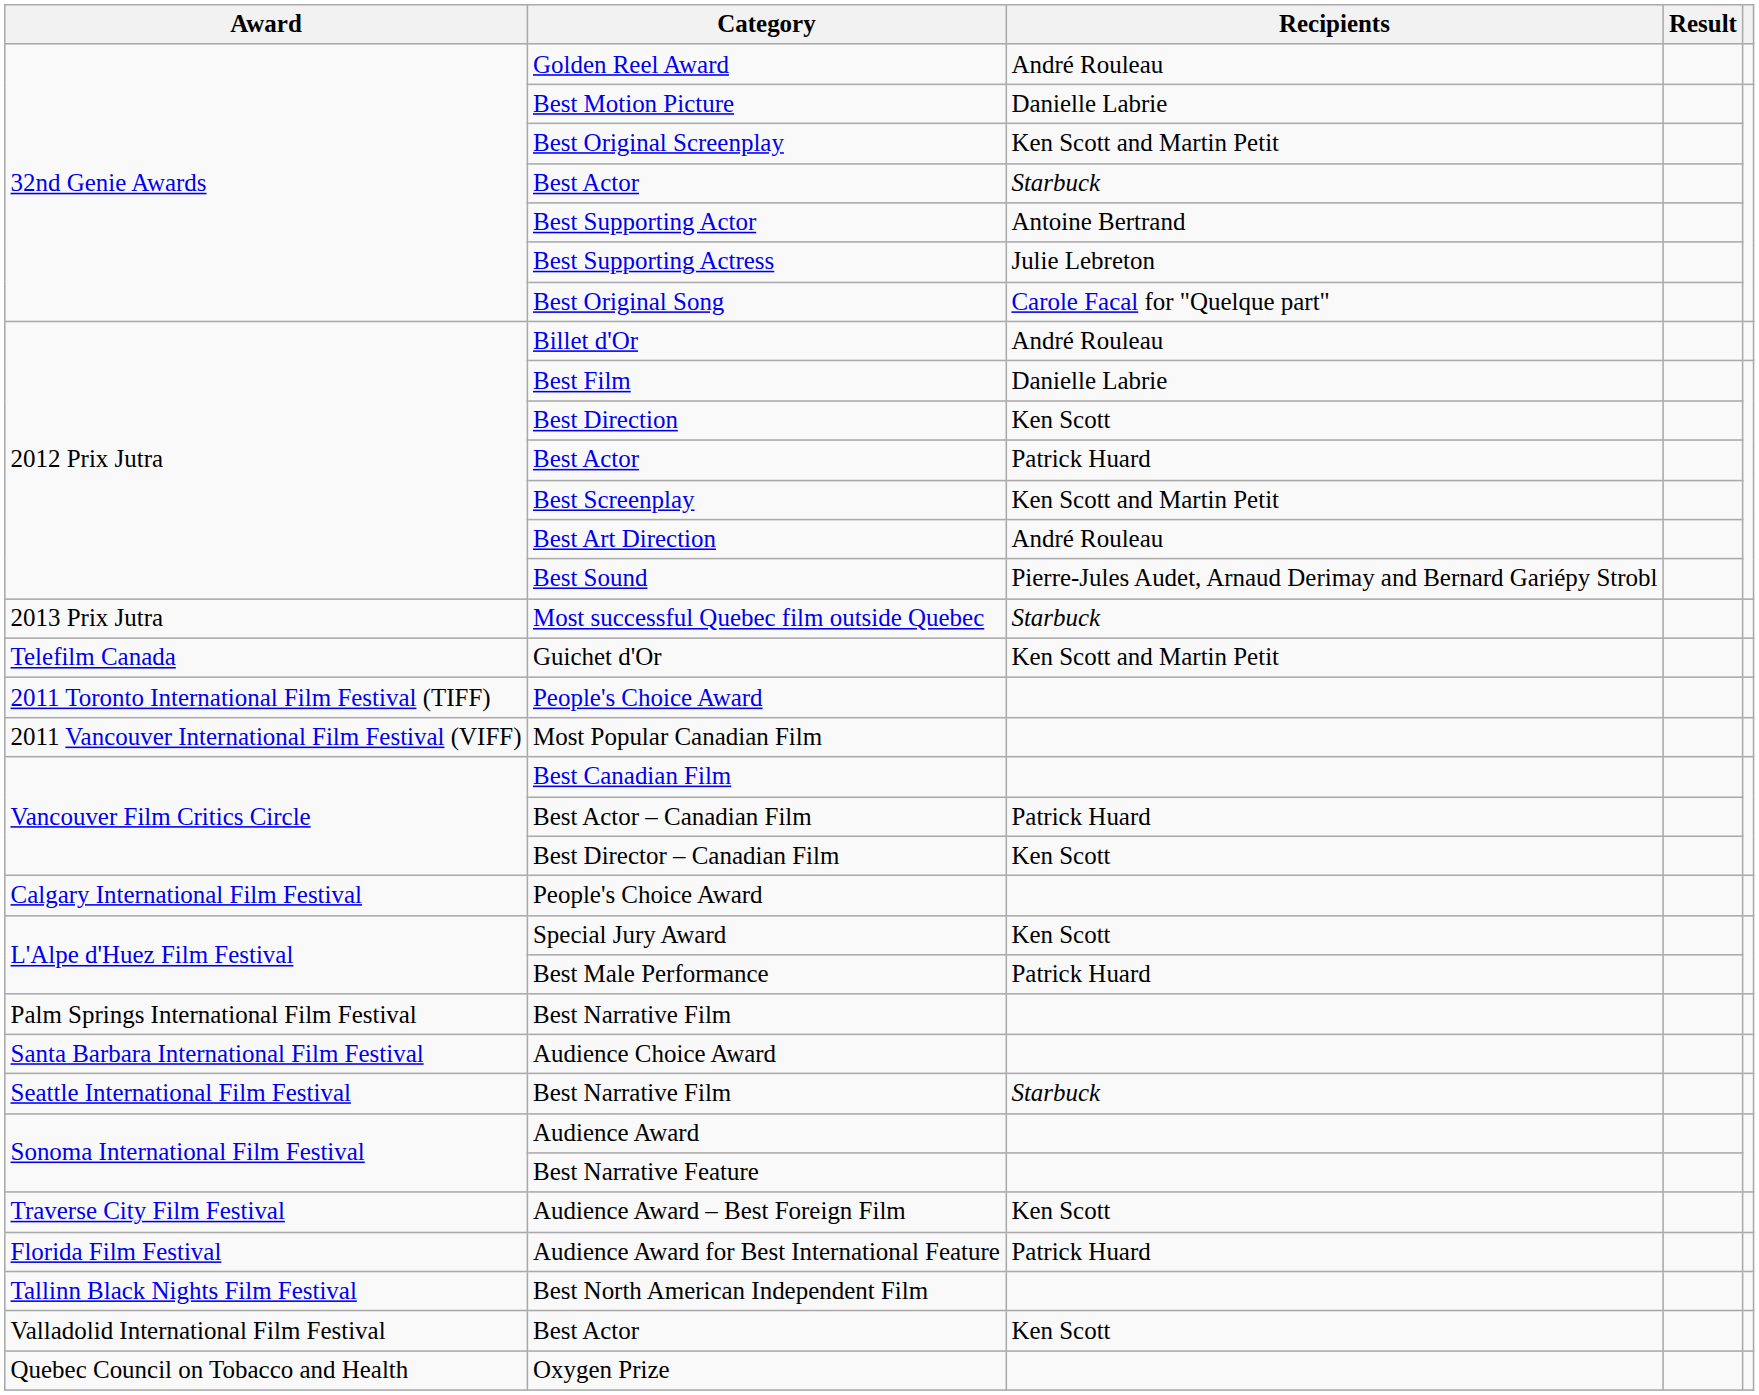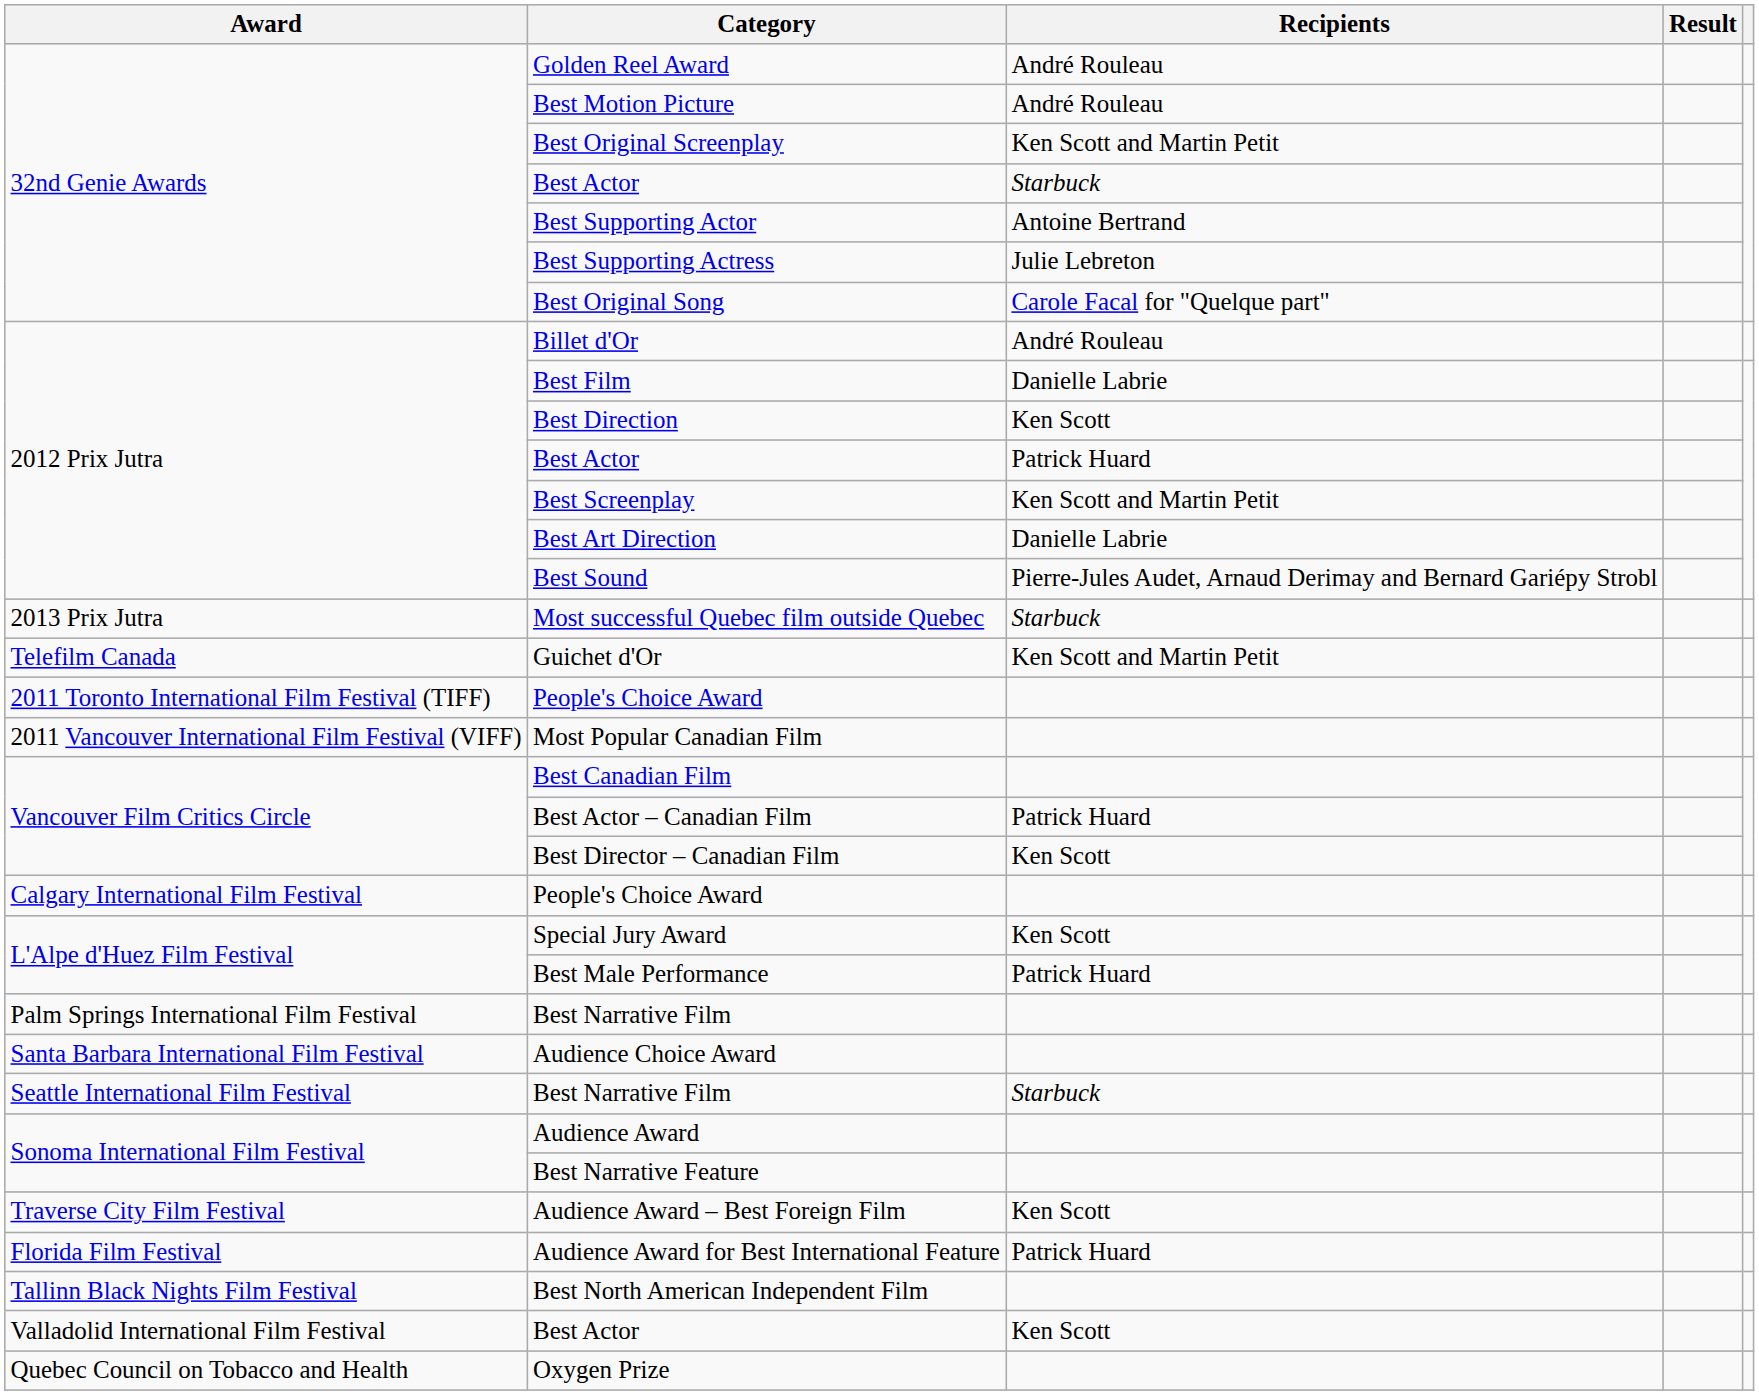(1089, 103) Danielle Labrie -> (1087, 103) André Rouleau
(1087, 538) André Rouleau -> (1089, 538) Danielle Labrie
